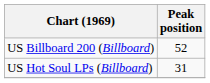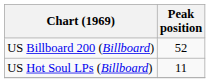(181, 68) 31 -> (181, 68) 11
